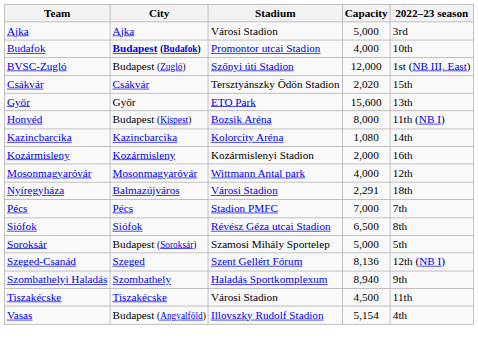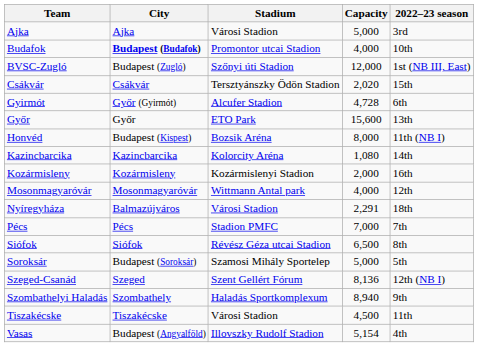+ row: (26, 102)
